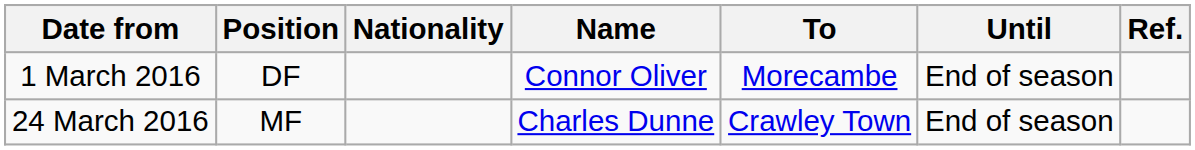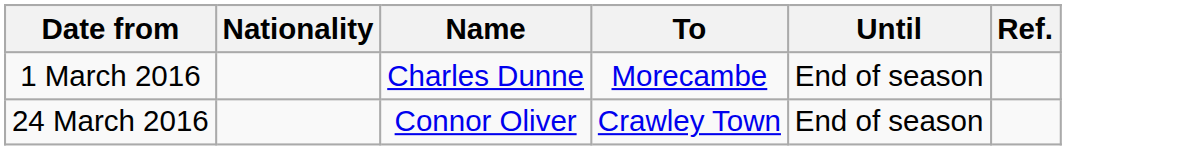- column: (281, 29)
(616, 75) Connor Oliver -> (486, 75) Charles Dunne
(616, 122) Charles Dunne -> (486, 122) Connor Oliver
